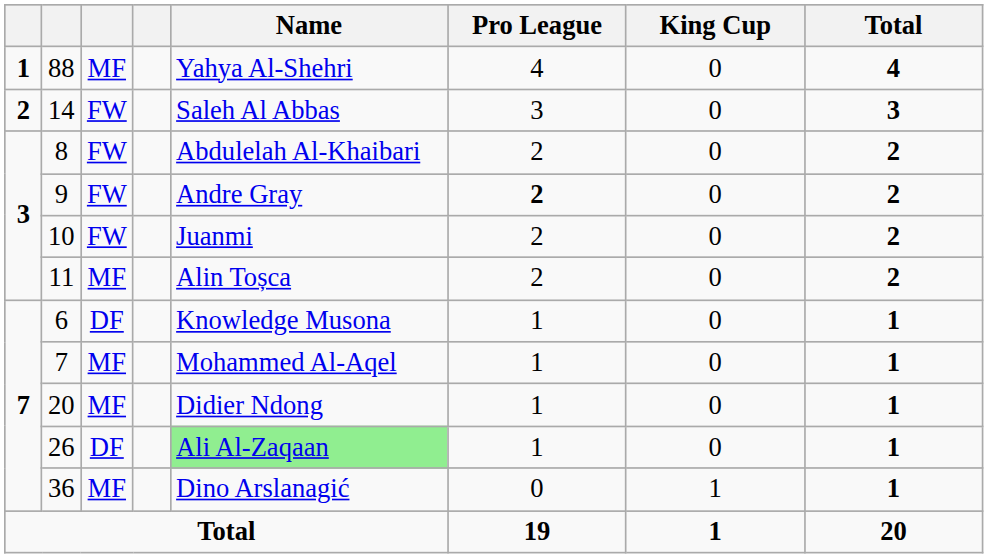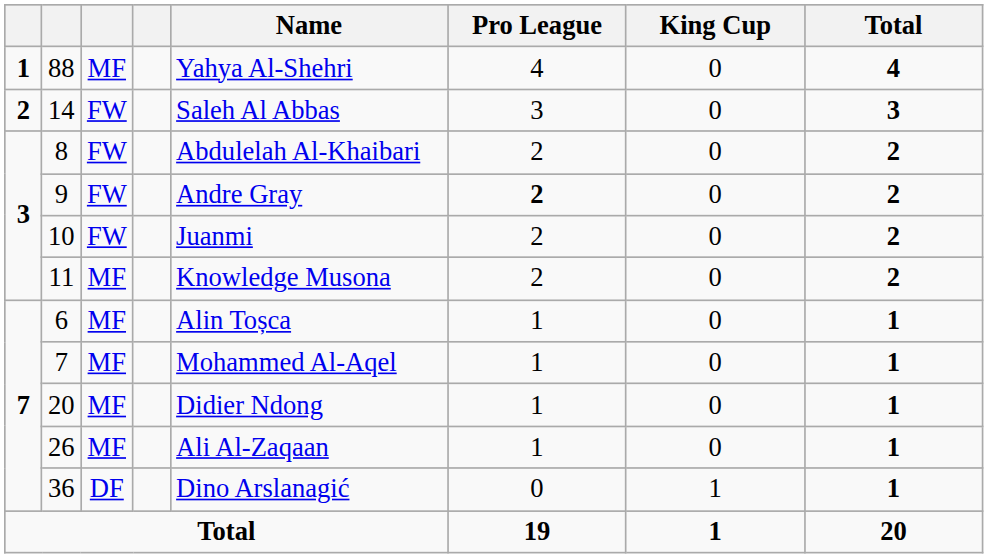(234, 278) Alin Toșca -> (283, 278) Knowledge Musona
(107, 320) DF -> (107, 320) MF
(283, 320) Knowledge Musona -> (234, 320) Alin Toșca
(107, 446) DF -> (107, 446) MF
(252, 446) lightgreen background -> (252, 446) no background
(107, 488) MF -> (107, 488) DF
